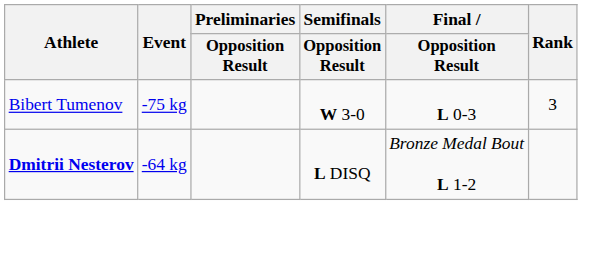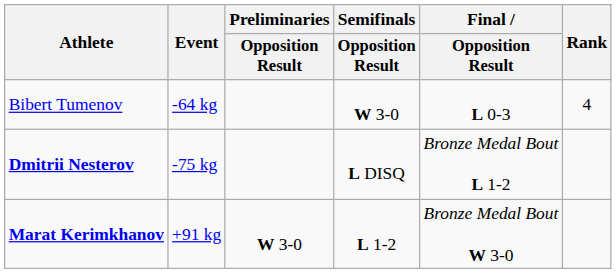(164, 104) -75 kg -> (195, 104) -64 kg
(552, 104) 3 -> (587, 104) 4
(164, 164) -64 kg -> (195, 164) -75 kg
+ row: (86, 234)
